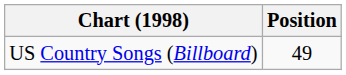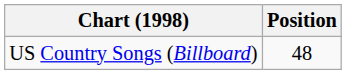(302, 52) 49 -> (302, 52) 48
